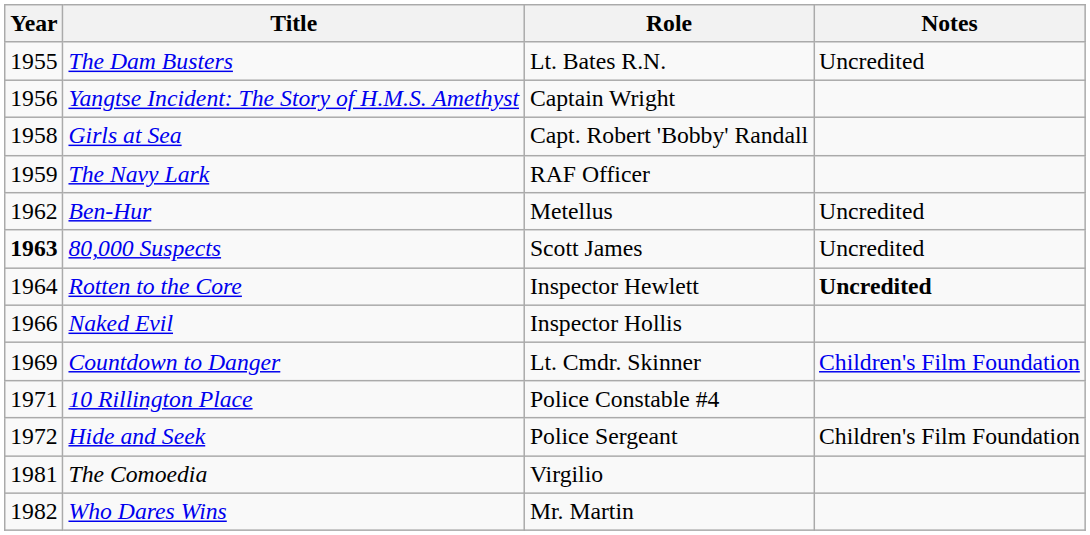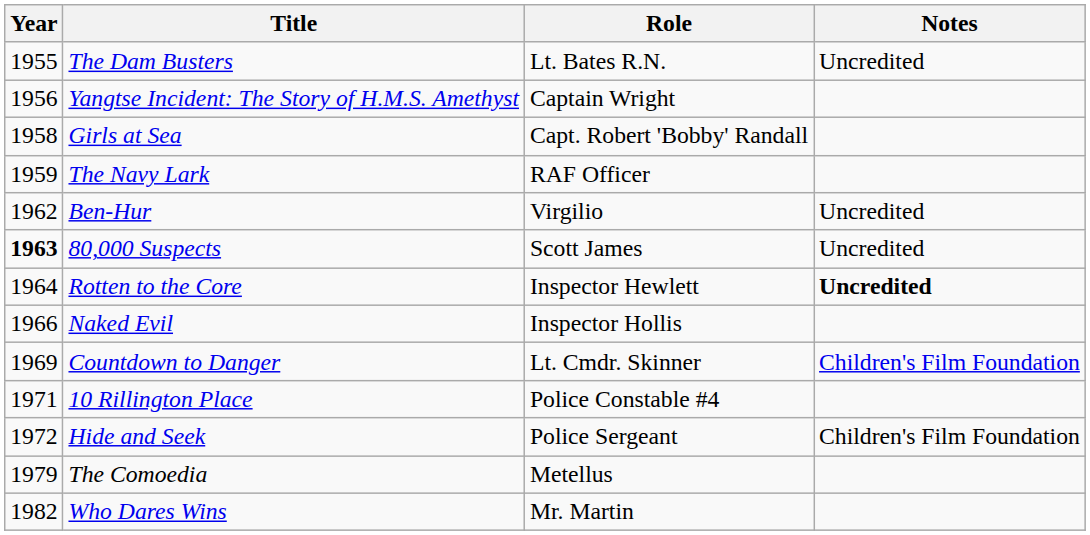(571, 211) Metellus -> (567, 211) Virgilio
(34, 473) 1981 -> (34, 473) 1979
(567, 473) Virgilio -> (571, 473) Metellus
